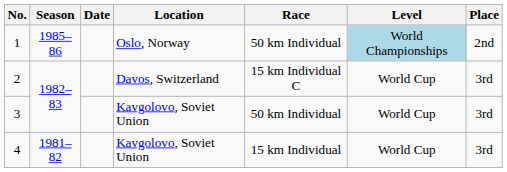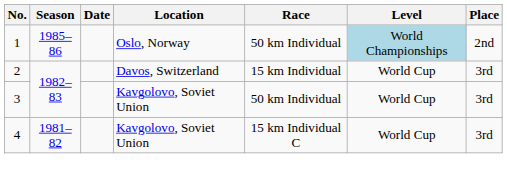(296, 78) 15 km Individual C -> (296, 71) 15 km Individual
(296, 149) 15 km Individual -> (296, 135) 15 km Individual C
